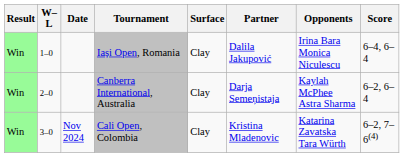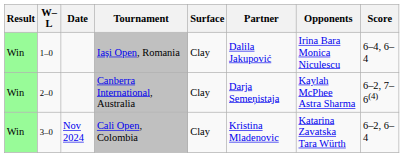(379, 92) 6–2, 6–4 -> (379, 92) 6–2, 7–6(4)
(379, 132) 6–2, 7–6(4) -> (379, 132) 6–2, 6–4
